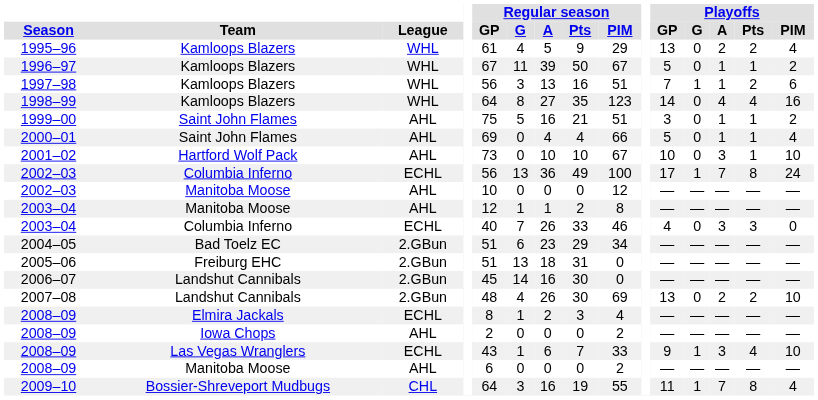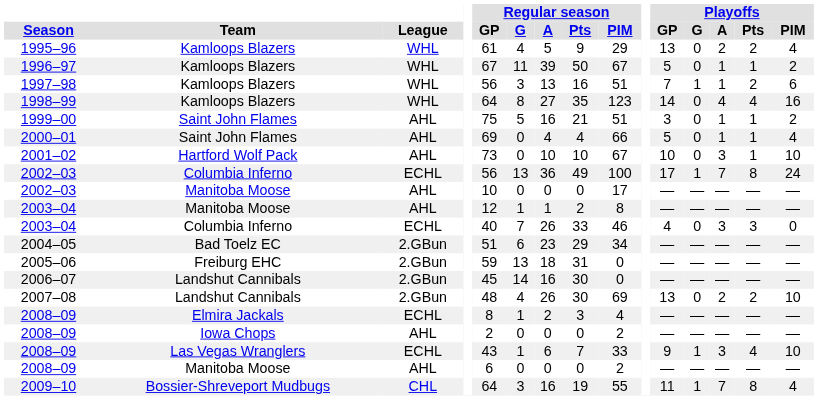(620, 190) 12 -> (620, 190) 17
(489, 262) 51 -> (489, 262) 59
